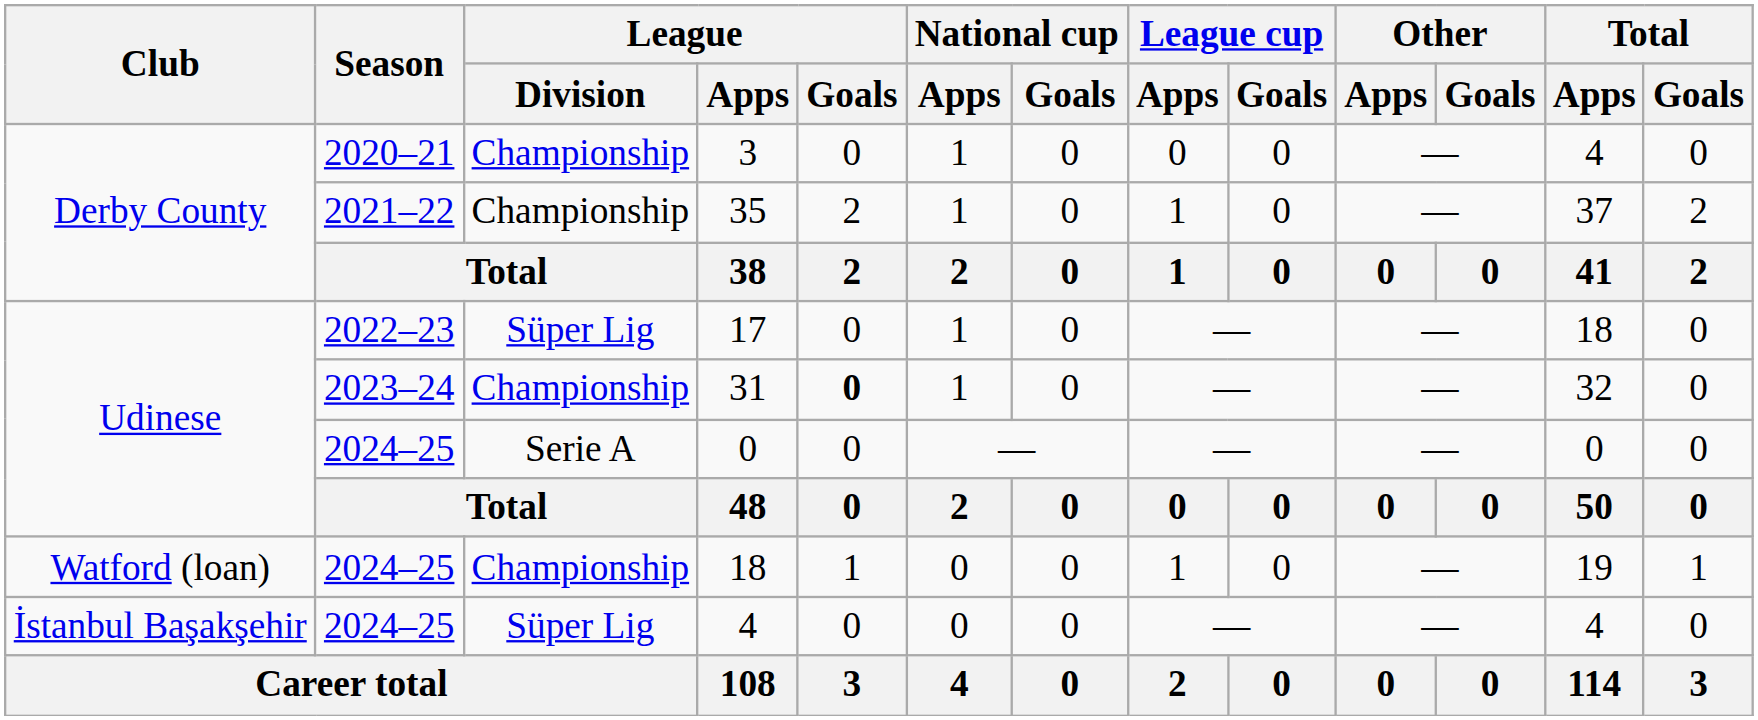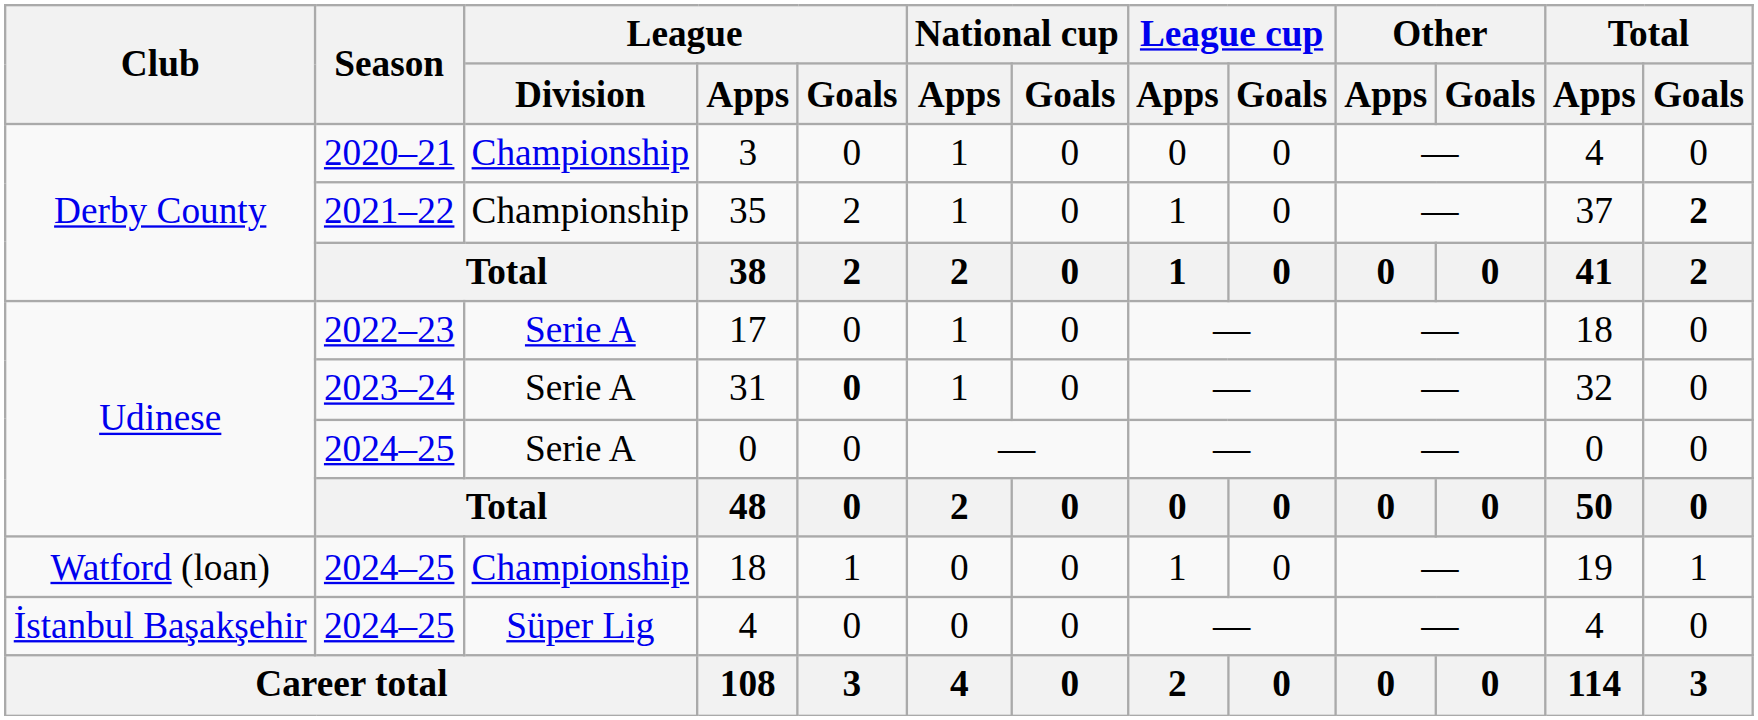(1698, 211) normal -> (1698, 211) bold
(580, 329) Süper Lig -> (580, 329) Serie A
(580, 388) Championship -> (580, 388) Serie A
